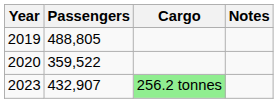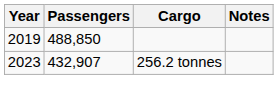(74, 39) 488,805 -> (74, 39) 488,850
- row: (24, 62)
(179, 86) lightgreen background -> (179, 62) no background
